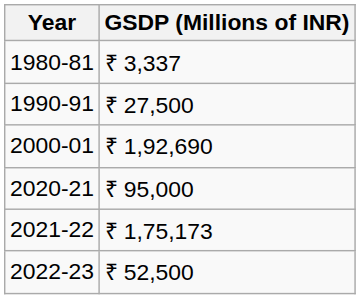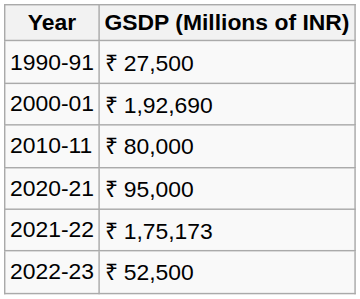- row: (52, 61)
+ row: (51, 145)
